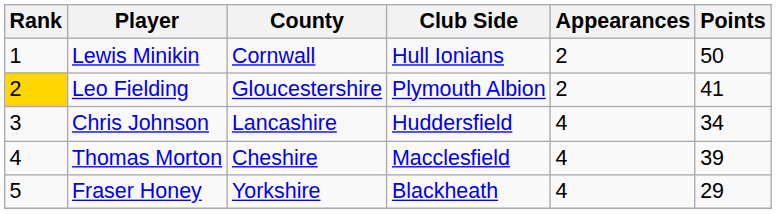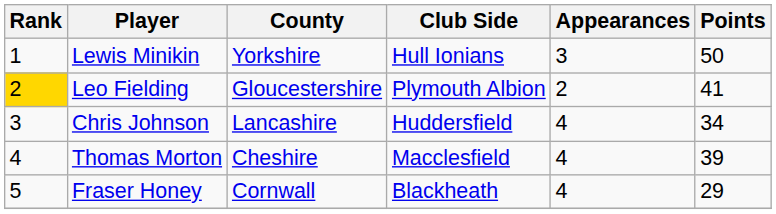(274, 55) Cornwall -> (276, 55) Yorkshire
(562, 55) 2 -> (562, 55) 3
(276, 191) Yorkshire -> (274, 191) Cornwall
